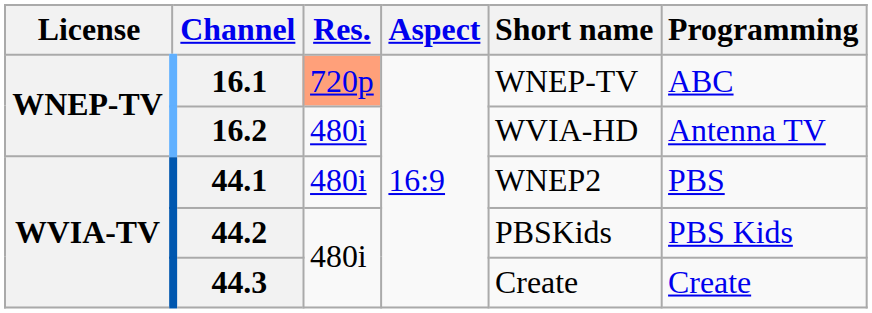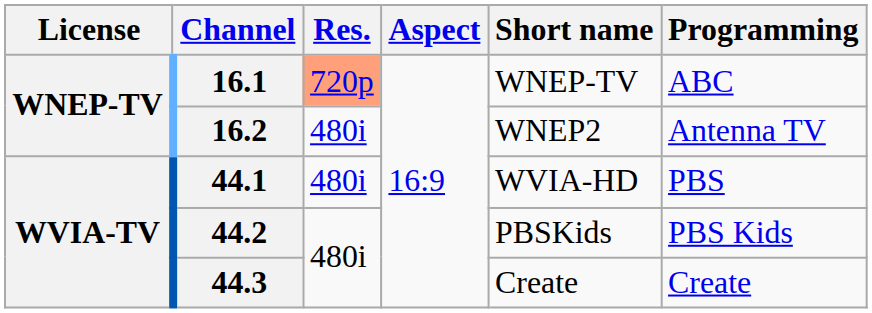(567, 130) WVIA-HD -> (548, 130) WNEP2
(548, 181) WNEP2 -> (567, 181) WVIA-HD
